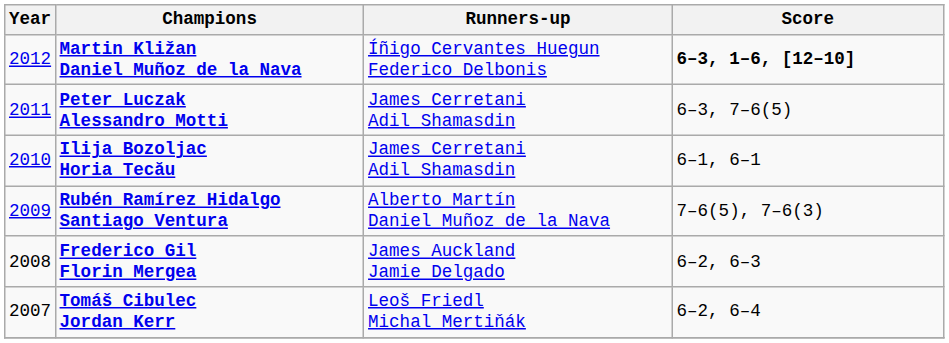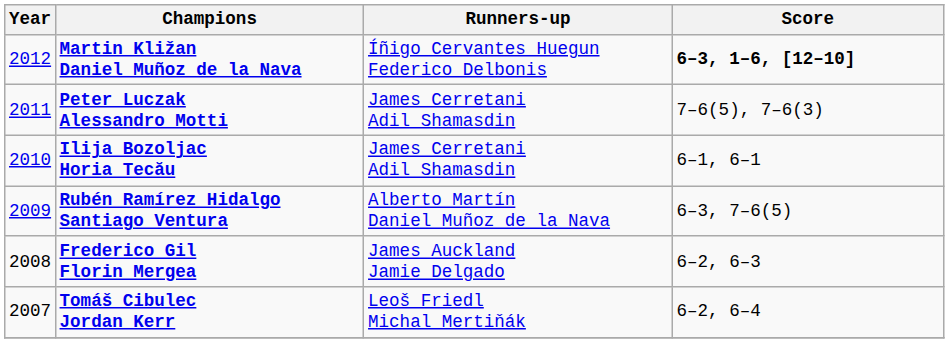(734, 110) 6–3, 7–6(5) -> (750, 110) 7–6(5), 7–6(3)
(750, 211) 7–6(5), 7–6(3) -> (734, 211) 6–3, 7–6(5)
